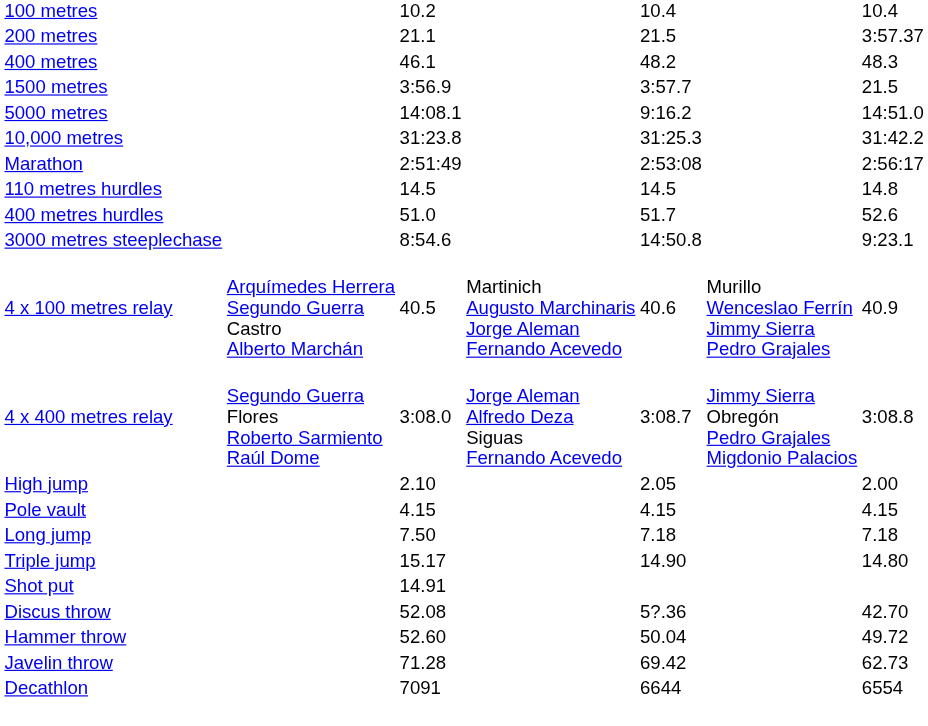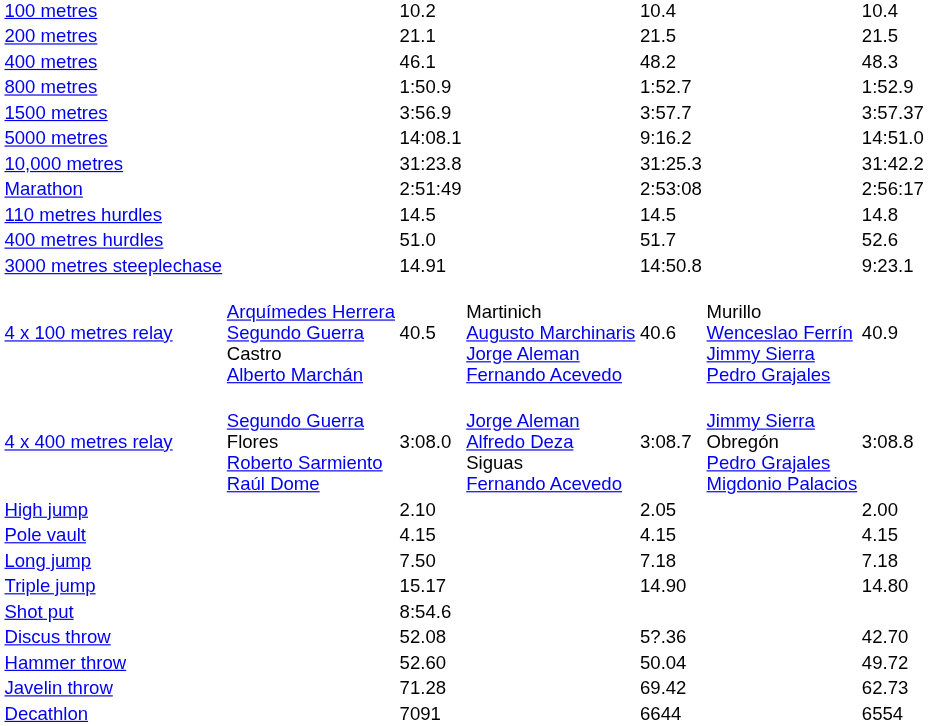(893, 36) 3:57.37 -> (880, 36) 21.5
+ row: (51, 87)
(880, 87) 21.5 -> (893, 112) 3:57.37
(425, 240) 8:54.6 -> (423, 266) 14.91
(423, 586) 14.91 -> (425, 611) 8:54.6
